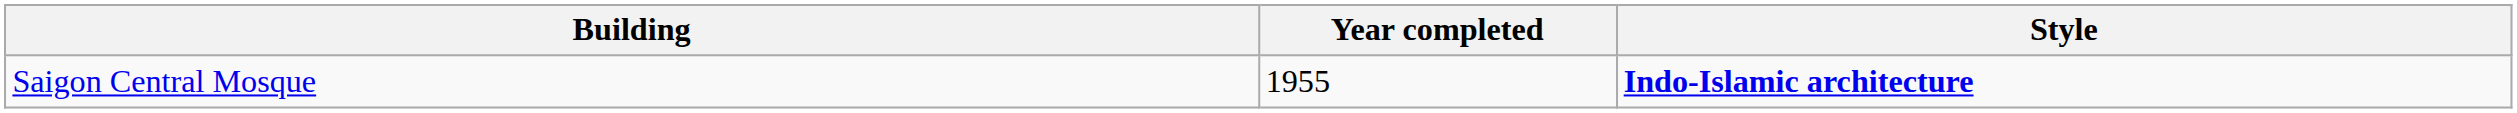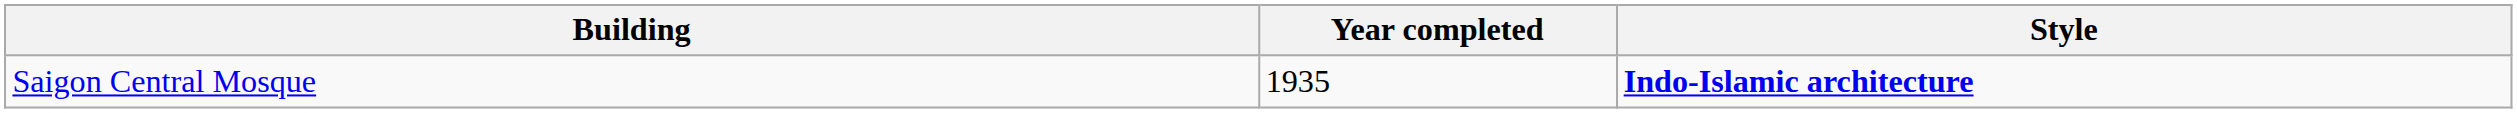(1298, 81) 1955 -> (1298, 81) 1935
